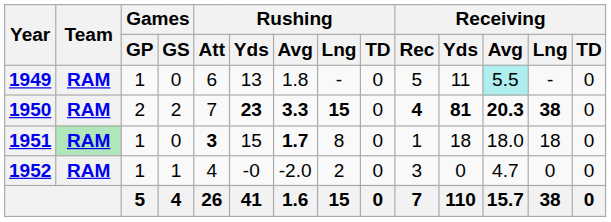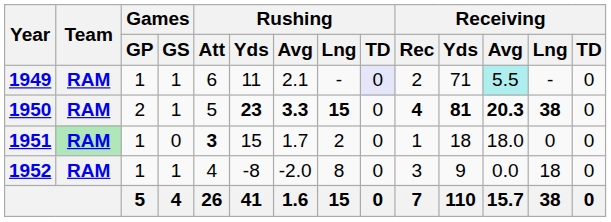(176, 79) 0 -> (176, 79) 1
(251, 79) 13 -> (251, 79) 11
(295, 79) 1.8 -> (295, 79) 2.1
(378, 79) no background -> (378, 79) lavender background
(417, 79) 5 -> (417, 79) 2
(461, 79) 11 -> (461, 79) 71
(176, 110) 2 -> (176, 110) 1
(212, 110) 7 -> (212, 110) 5
(295, 140) bold -> (295, 140) normal
(339, 140) 8 -> (339, 140) 2
(550, 140) 18 -> (550, 140) 0
(251, 170) -0 -> (251, 170) -8
(339, 170) 2 -> (339, 170) 8
(461, 170) 0 -> (461, 170) 9
(505, 170) 4.7 -> (505, 170) 0.0
(550, 170) 0 -> (550, 170) 18
